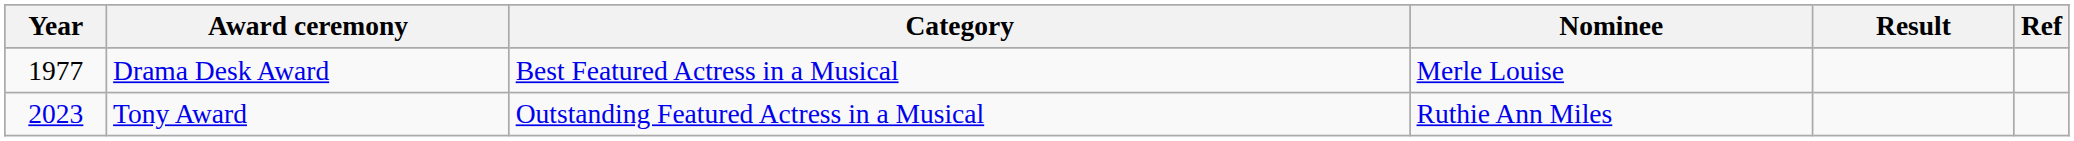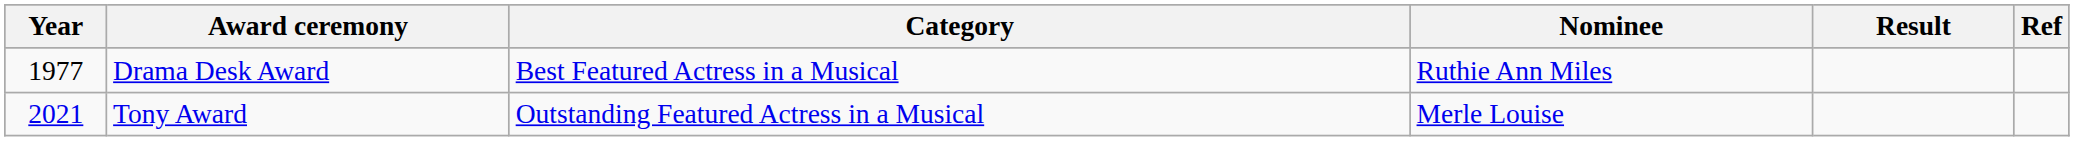(1490, 69) Merle Louise -> (1514, 69) Ruthie Ann Miles
(56, 113) 2023 -> (56, 113) 2021
(1514, 113) Ruthie Ann Miles -> (1490, 113) Merle Louise
